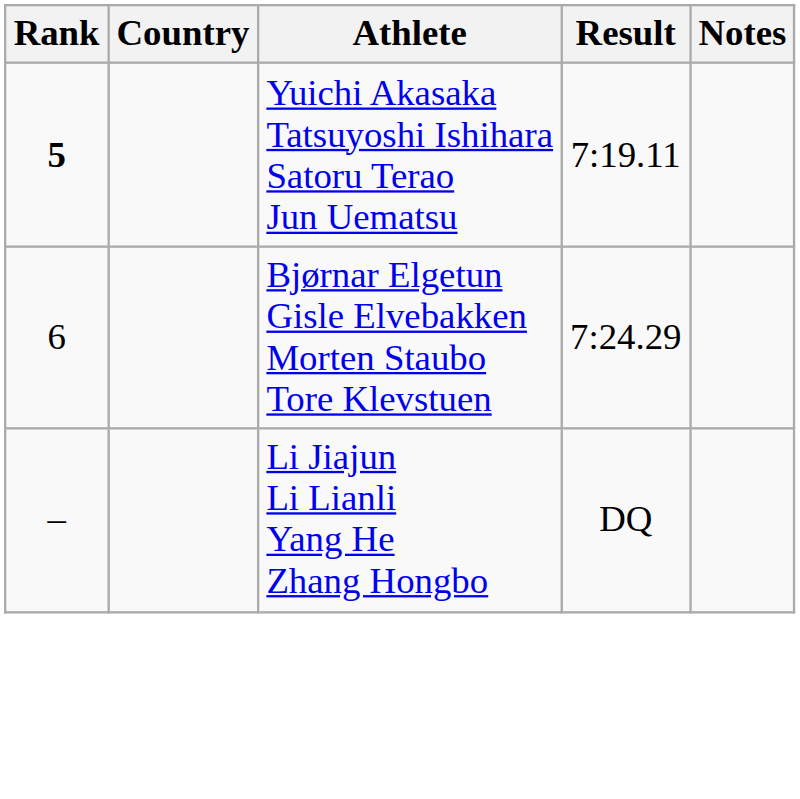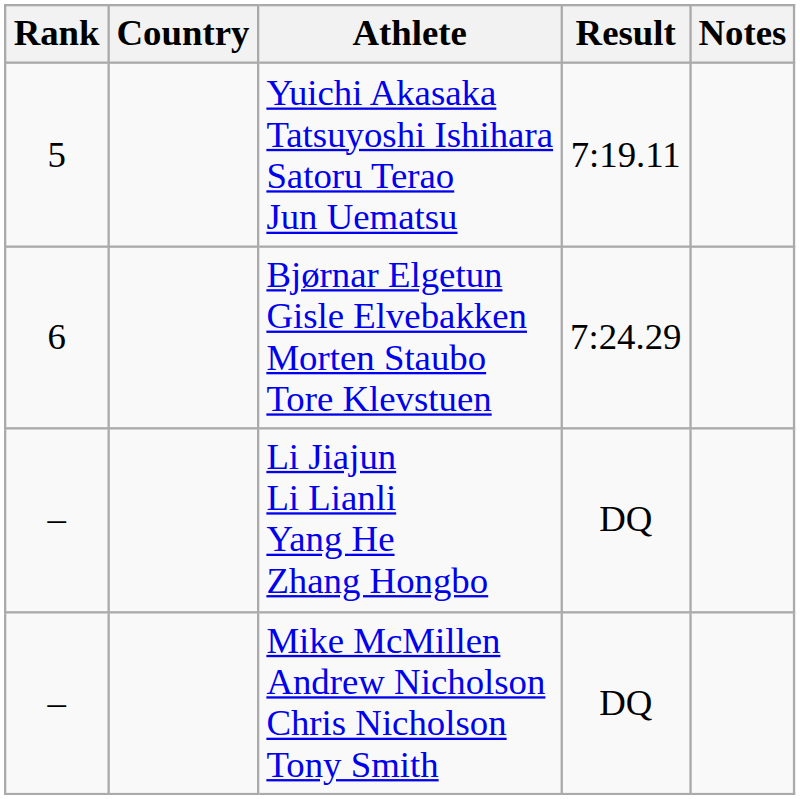(57, 154) bold -> (57, 154) normal
+ row: (406, 701)
